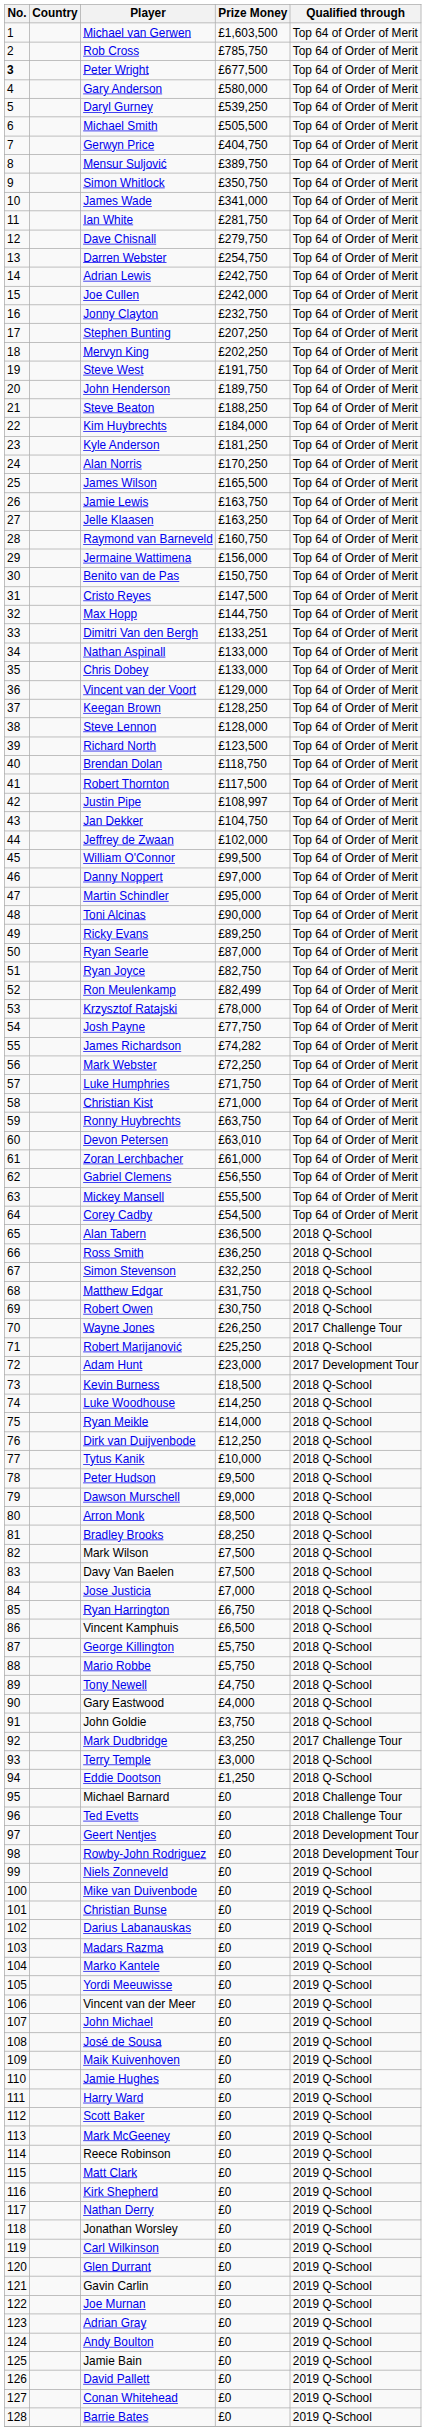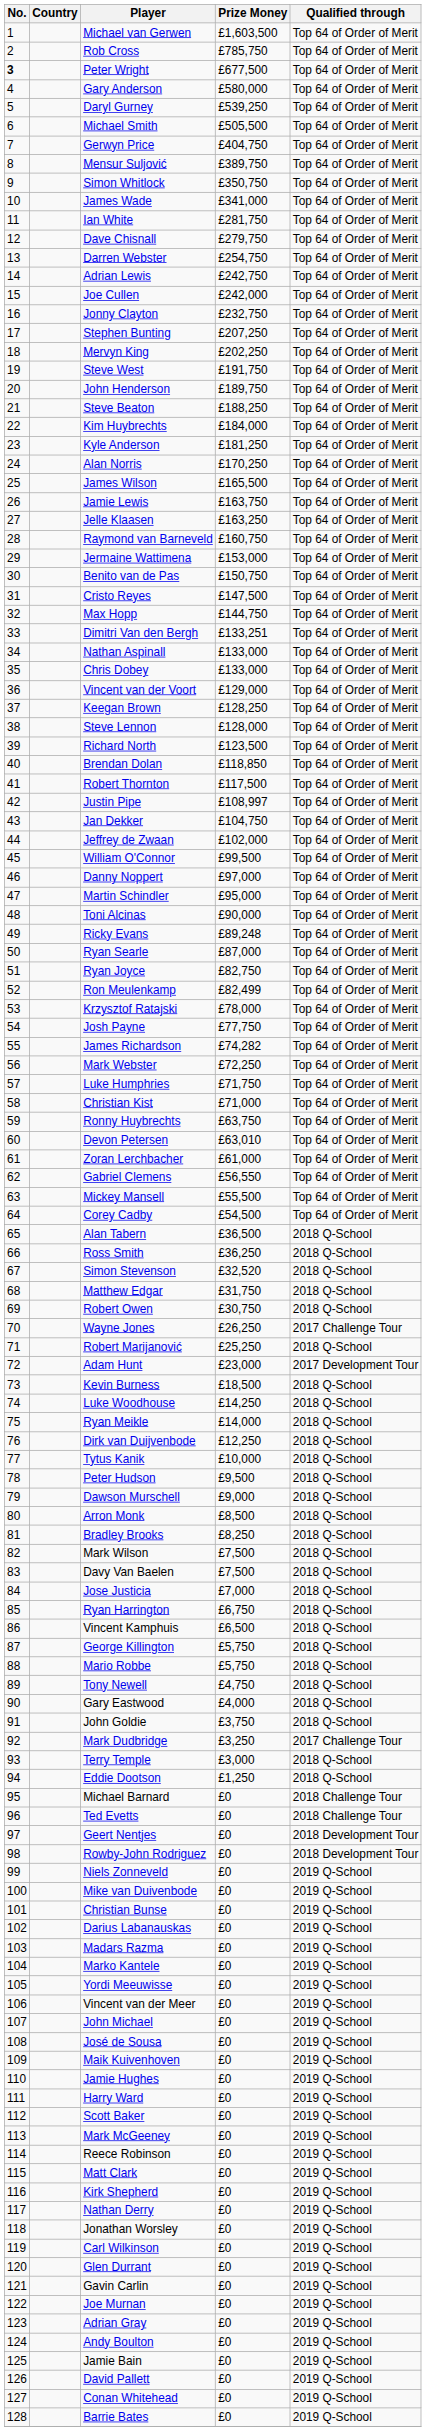(243, 558) £156,000 -> (243, 558) £153,000
(243, 764) £118,750 -> (243, 764) £118,850
(240, 933) £89,250 -> (240, 933) £89,248
(240, 1271) £32,250 -> (240, 1271) £32,520
